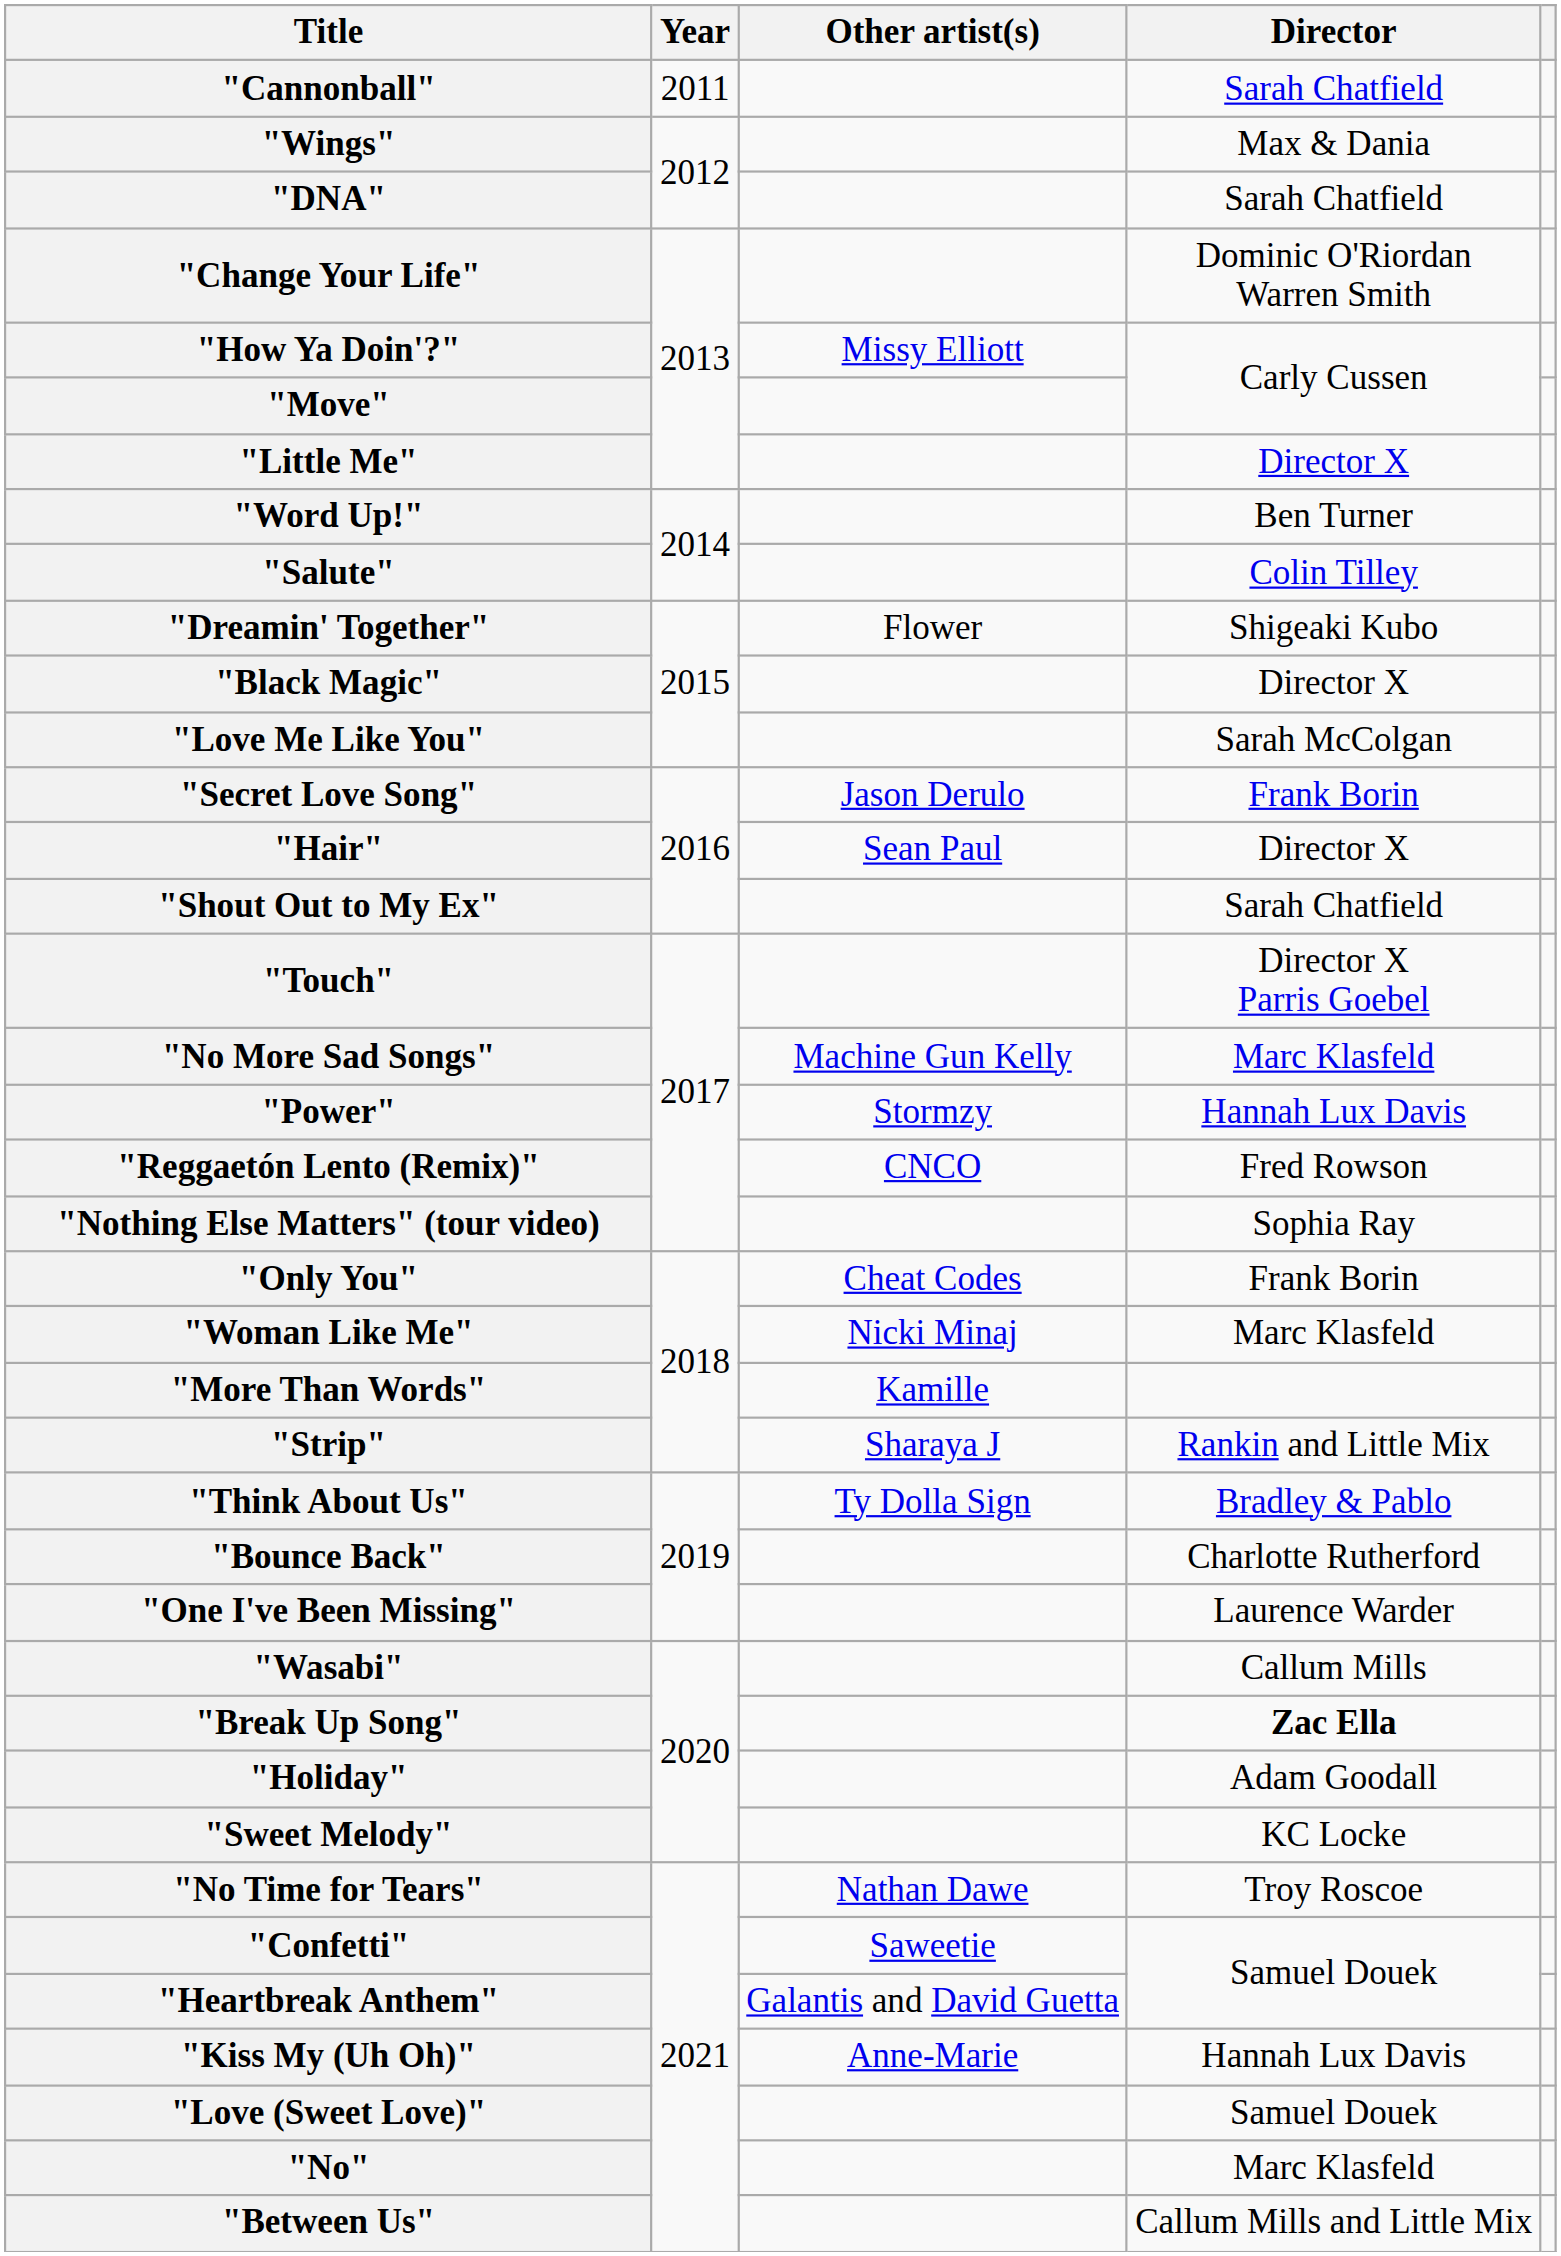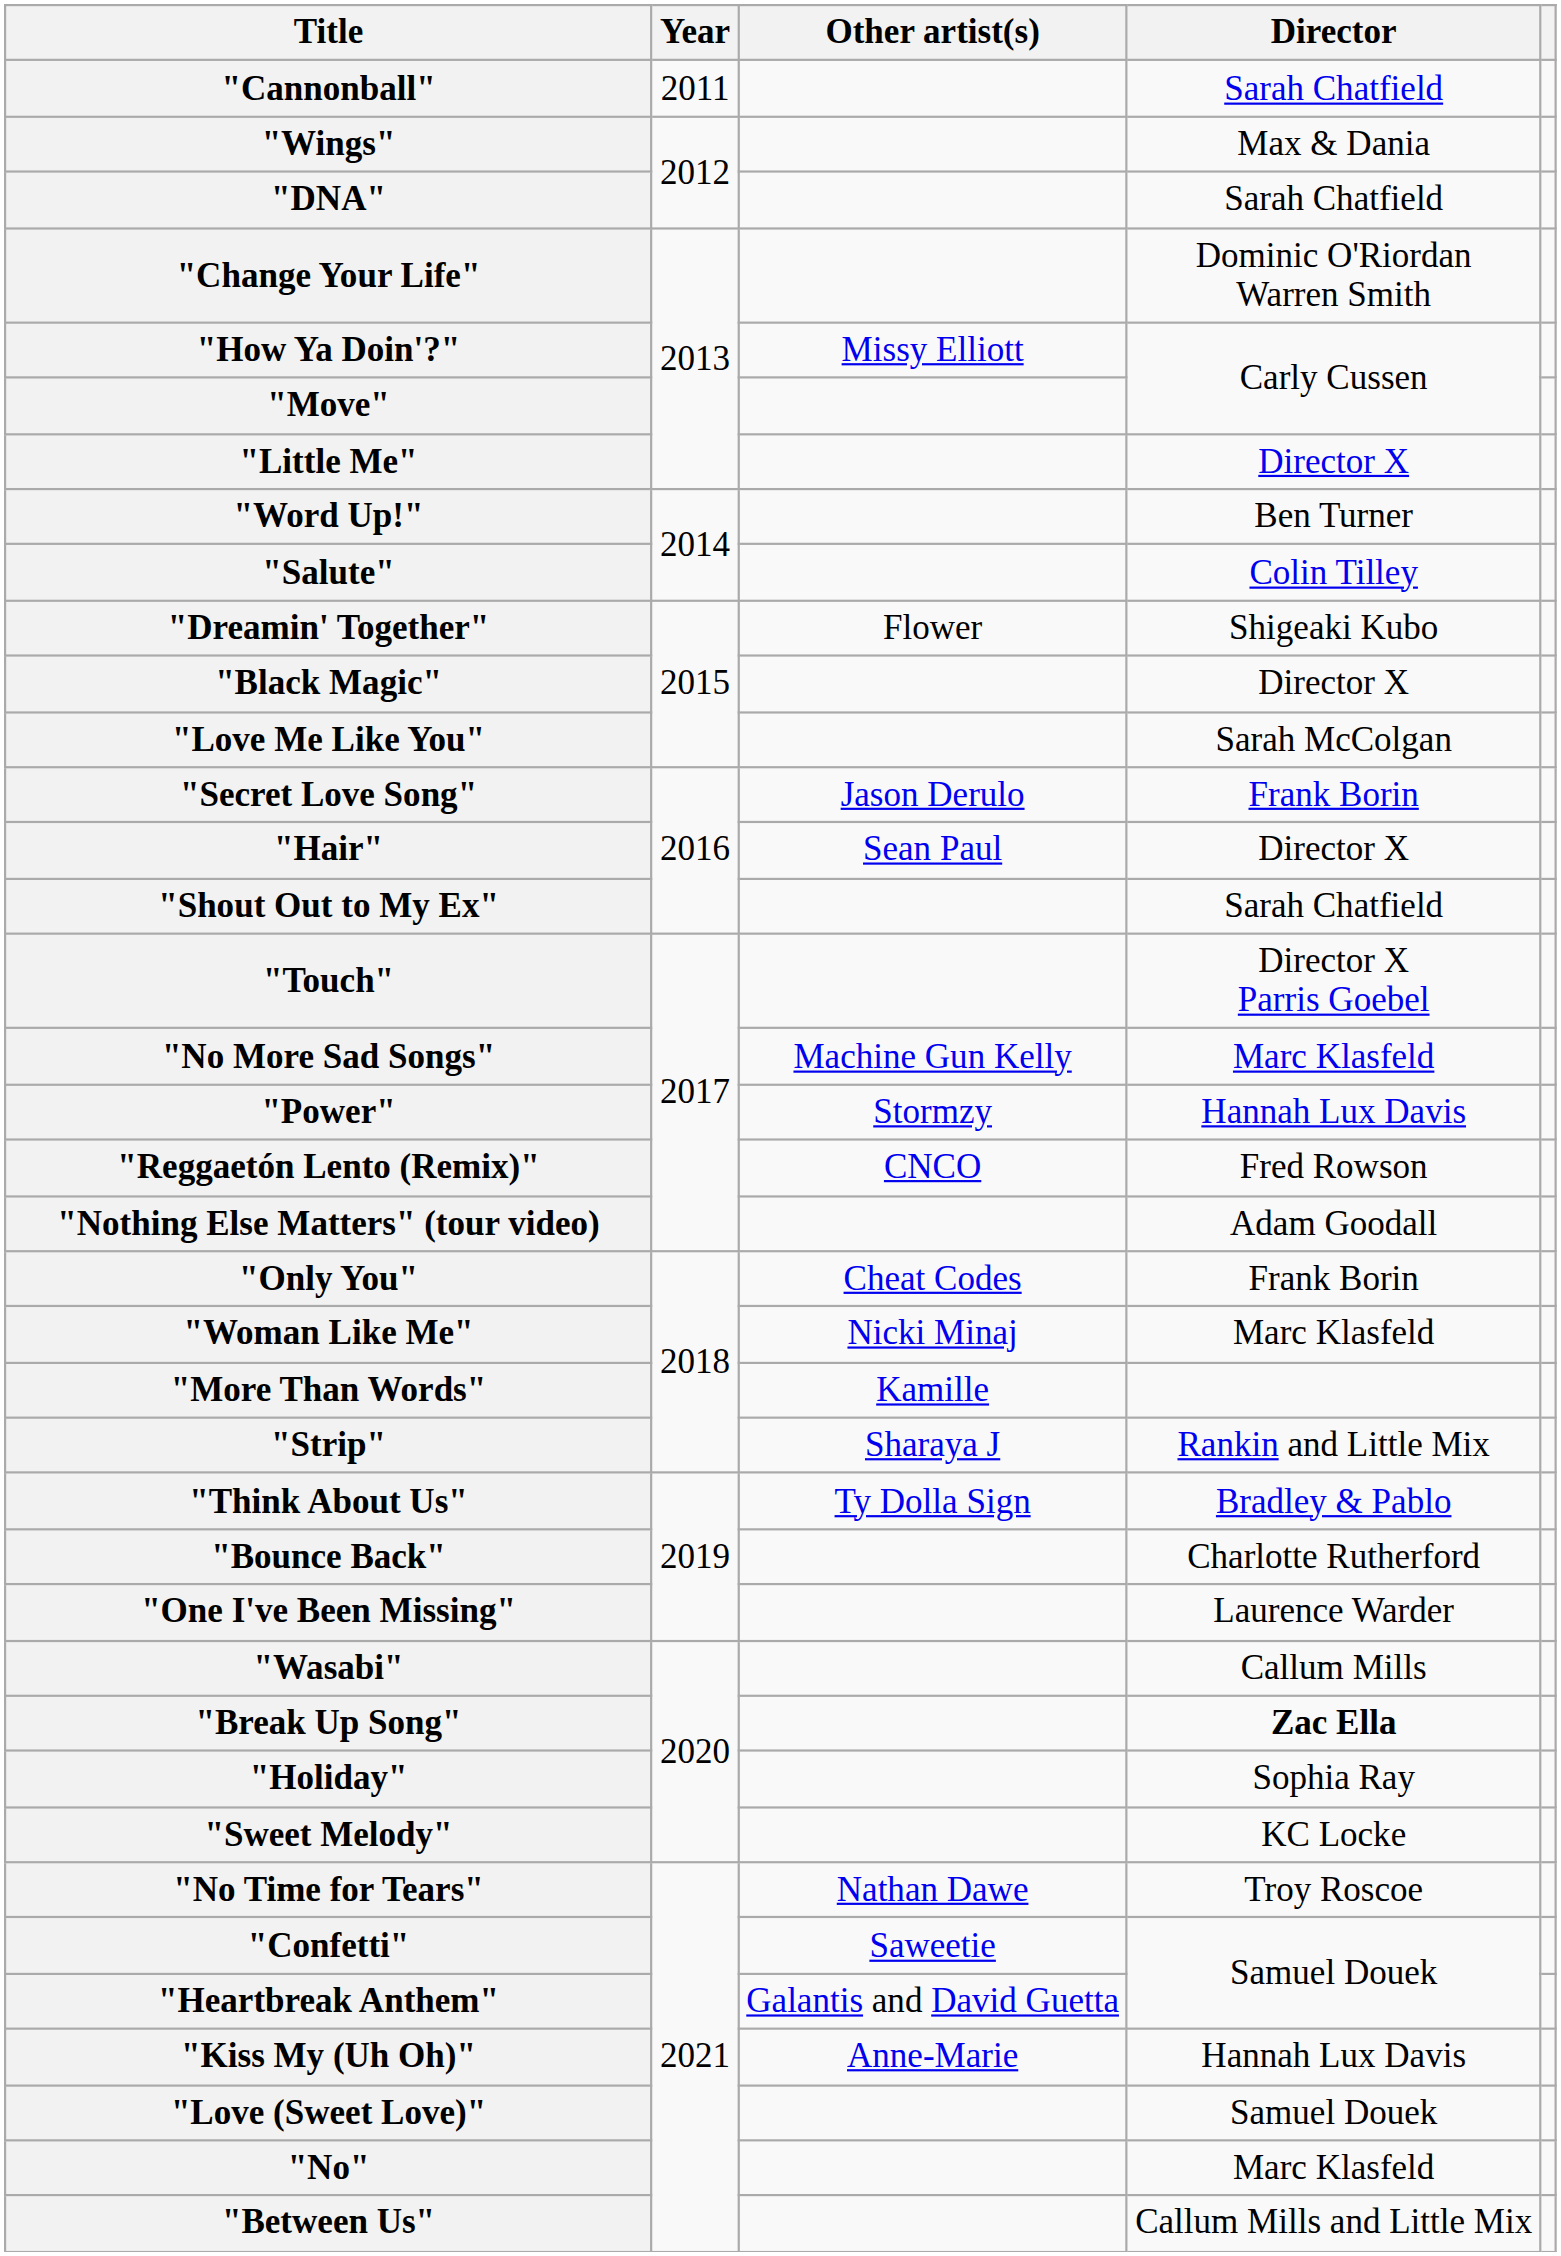(1334, 1222) Sophia Ray -> (1334, 1222) Adam Goodall
(1334, 1778) Adam Goodall -> (1334, 1778) Sophia Ray
